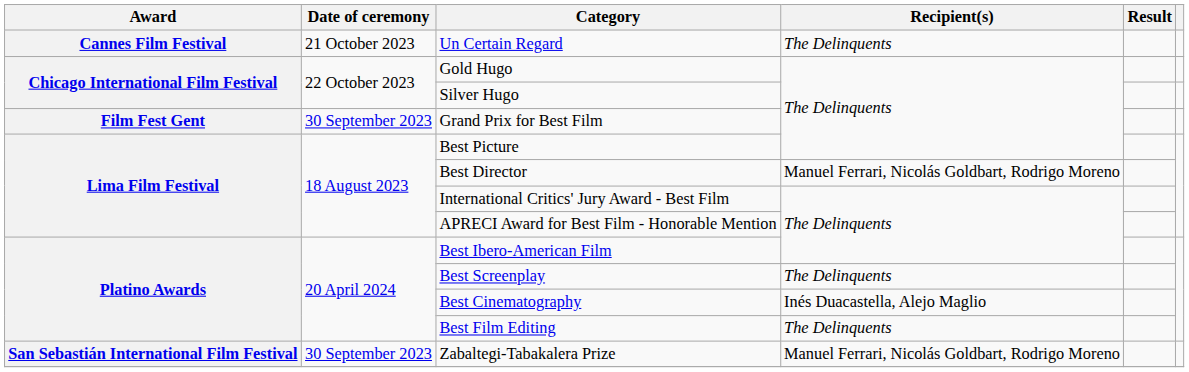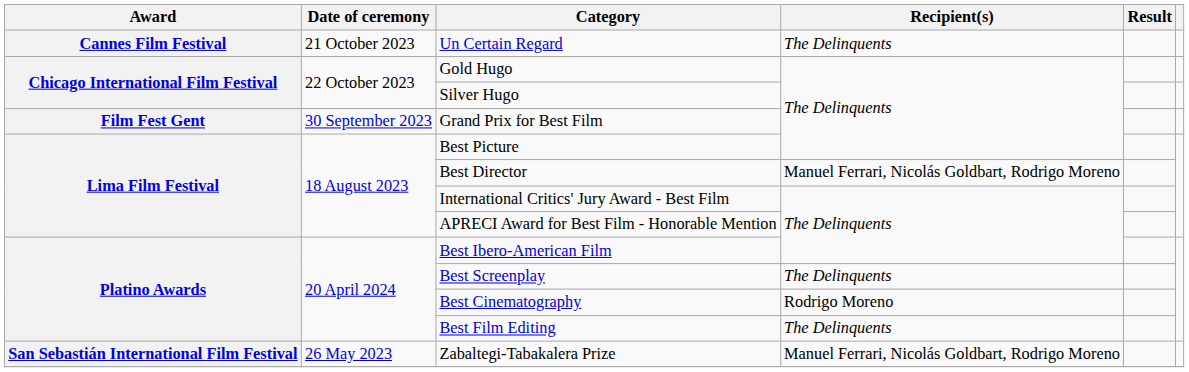(885, 302) Inés Duacastella, Alejo Maglio -> (839, 302) Rodrigo Moreno
(368, 353) 30 September 2023 -> (349, 353) 26 May 2023
